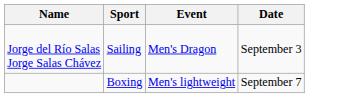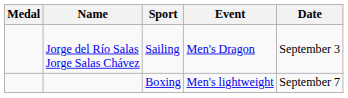+ column: (24, 14)
